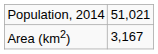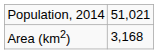(127, 37) 3,167 -> (127, 37) 3,168
